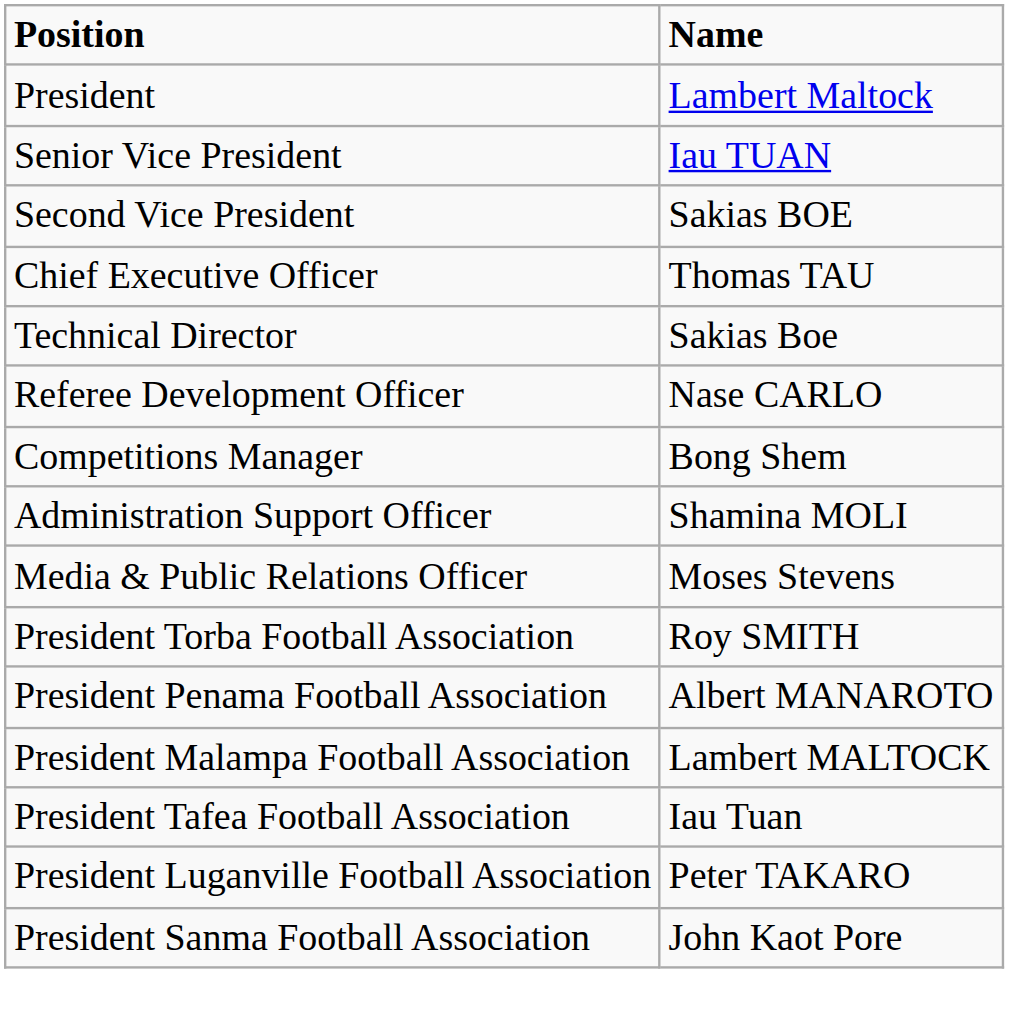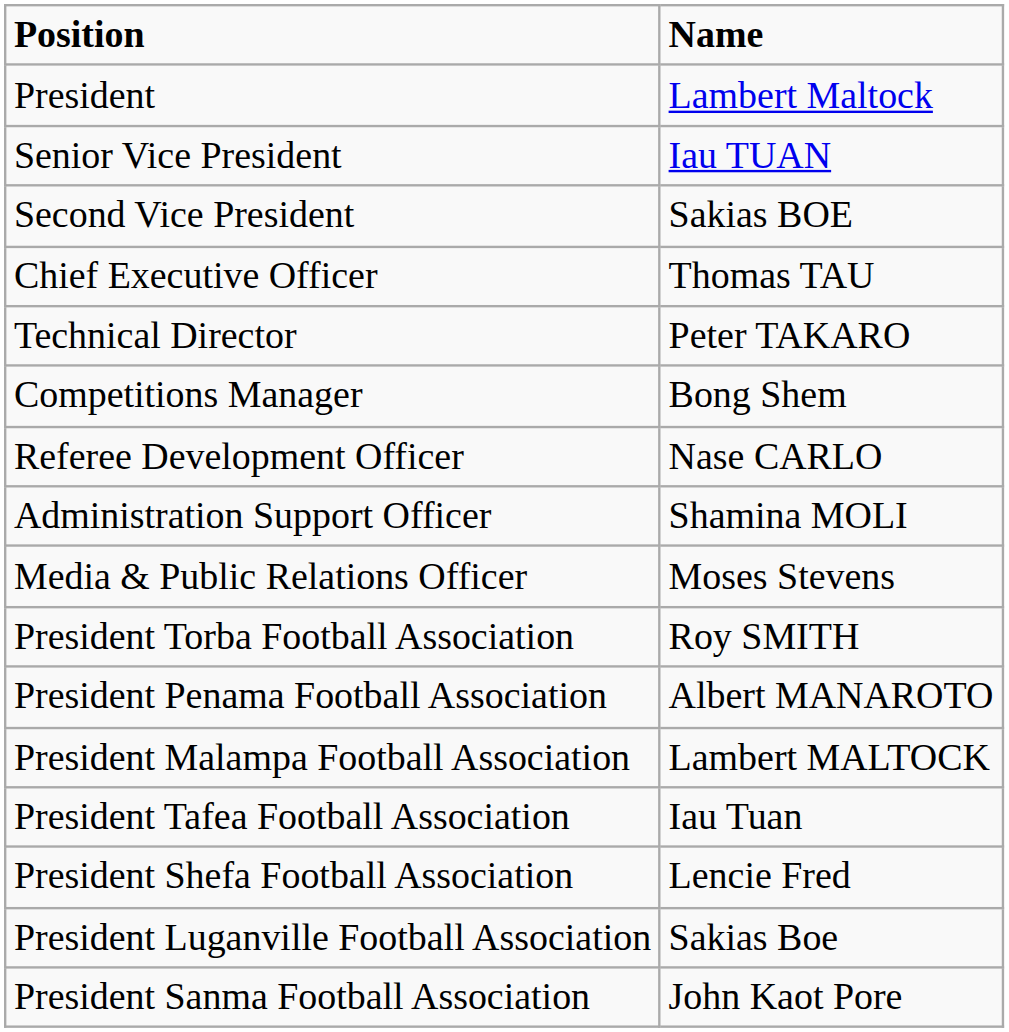(753, 335) Sakias Boe -> (789, 335) Peter TAKARO
rows swapped: (188, 455) <-> (239, 395)
+ row: (294, 876)
(789, 876) Peter TAKARO -> (753, 936) Sakias Boe
